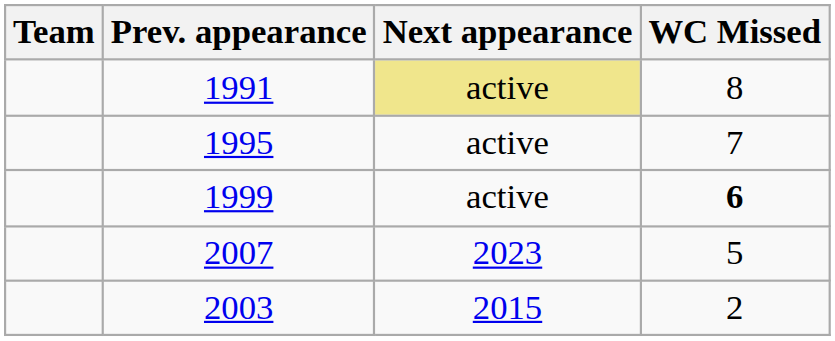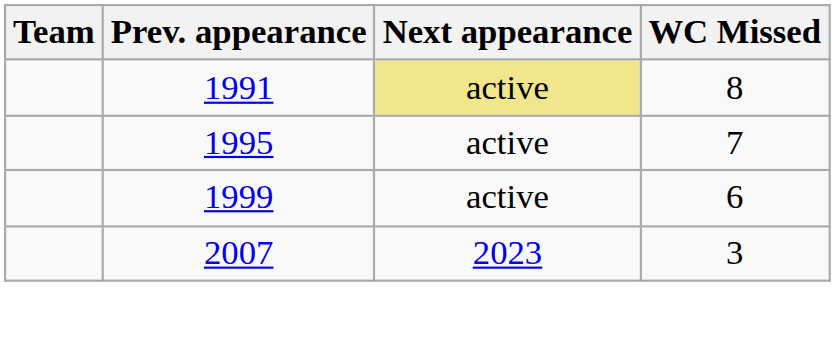(735, 197) bold -> (735, 197) normal
(735, 252) 5 -> (735, 252) 3
- row: (239, 307)
